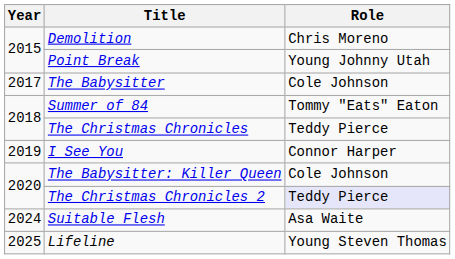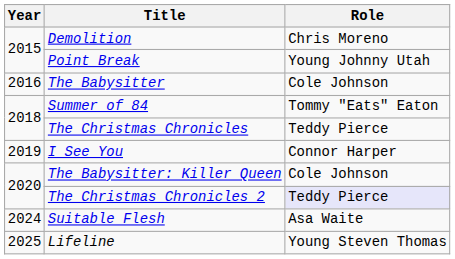(25, 84) 2017 -> (25, 84) 2016
